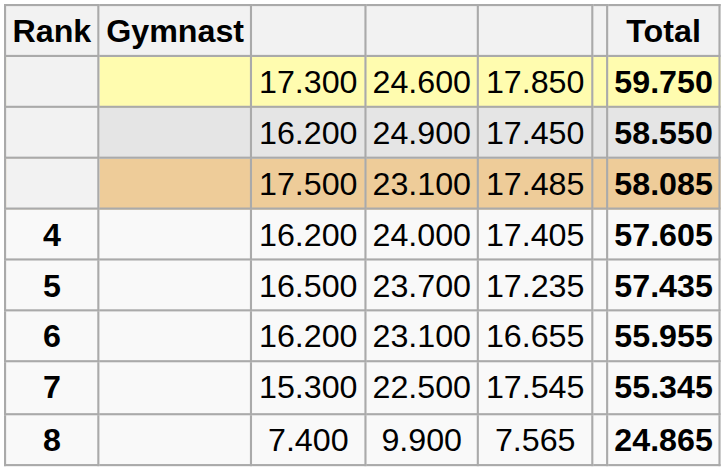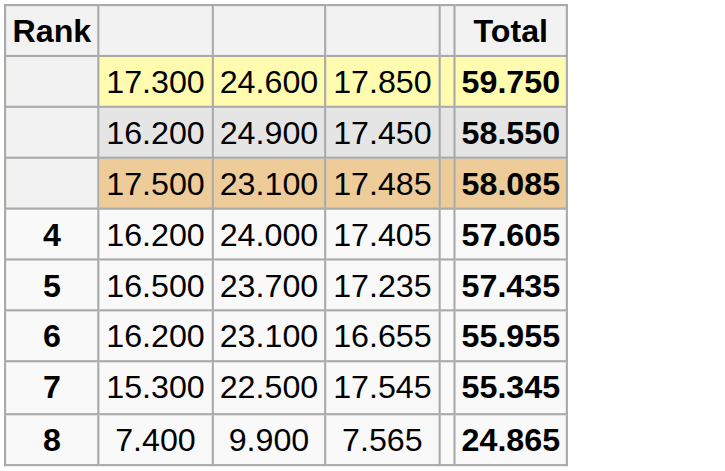- column: (175, 31)
